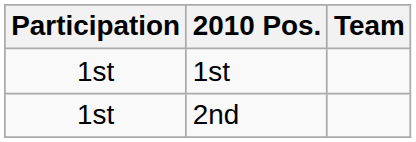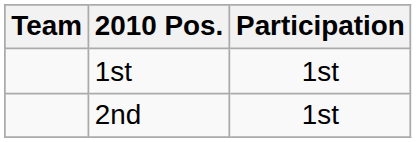columns swapped: (369, 26) <-> (96, 26)
